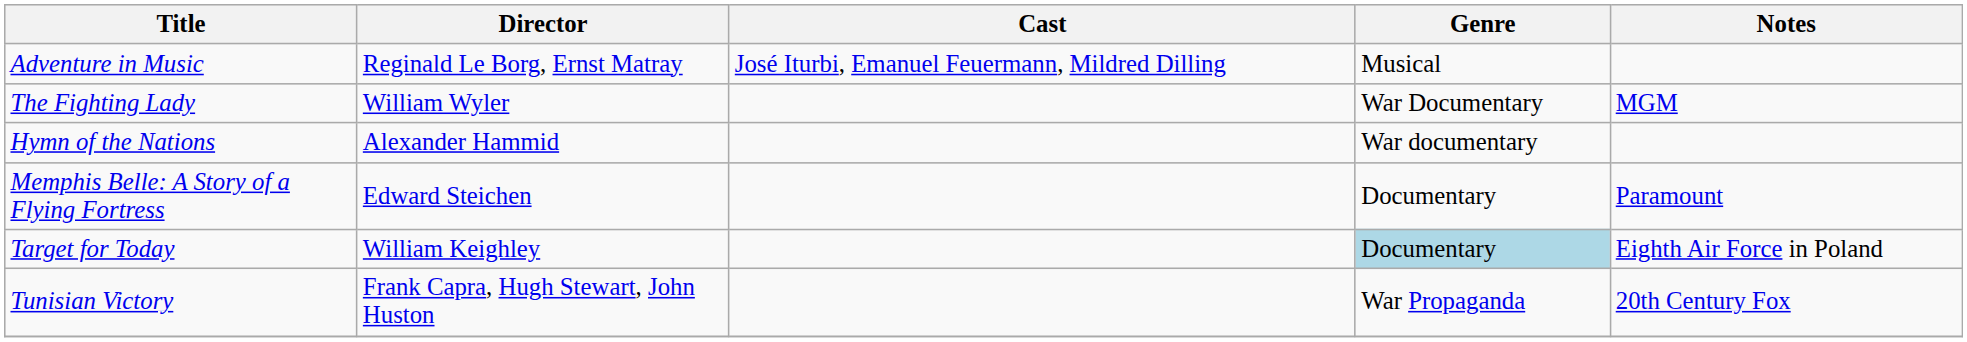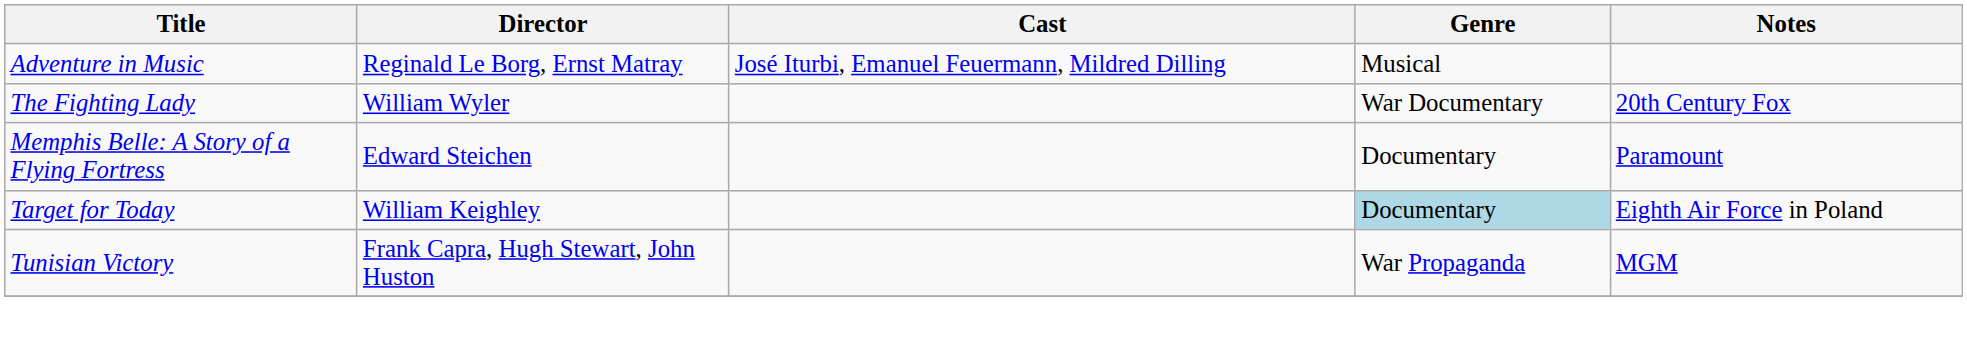(1647, 102) MGM -> (1703, 102) 20th Century Fox
- row: (113, 142)
(1703, 302) 20th Century Fox -> (1647, 262) MGM
